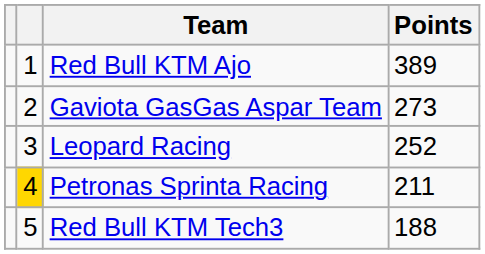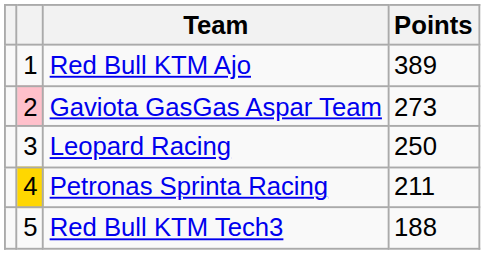(30, 106) no background -> (30, 106) pink background
(416, 146) 252 -> (416, 146) 250
